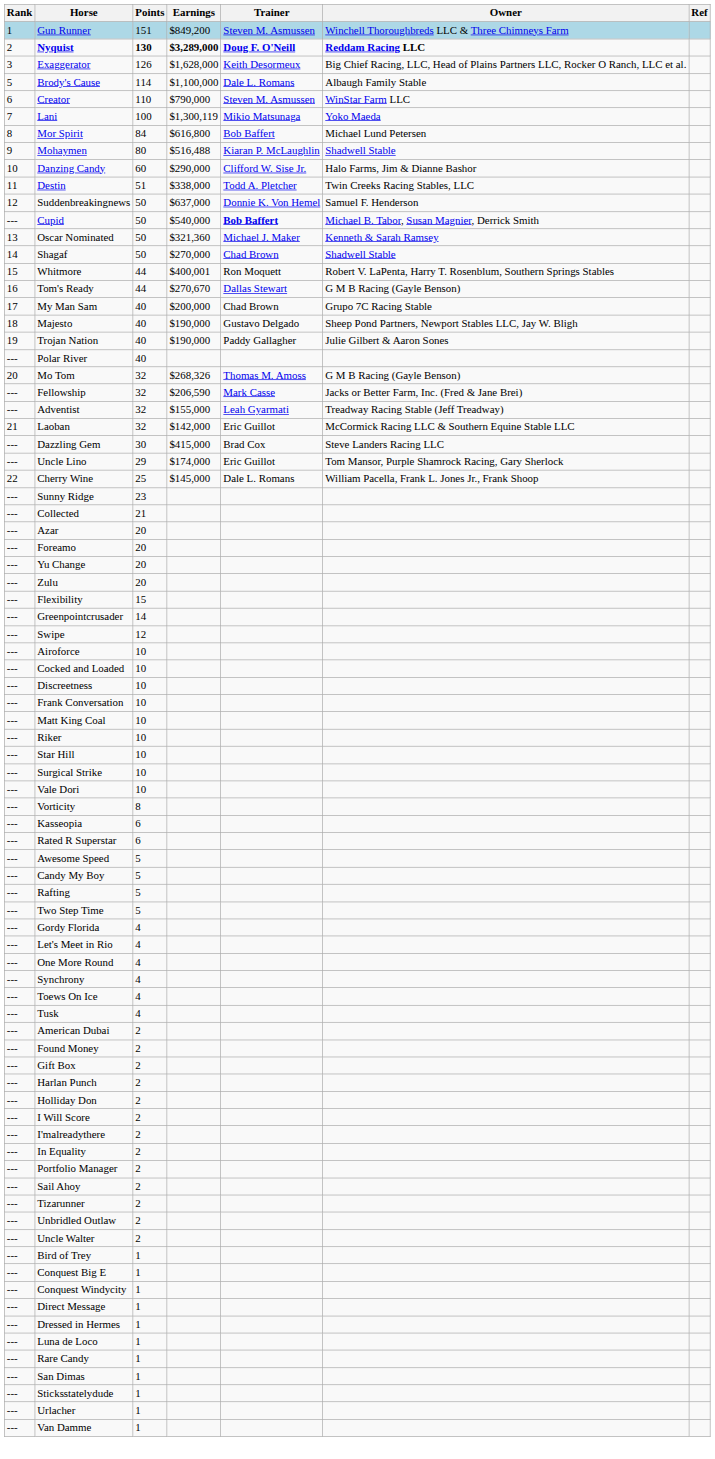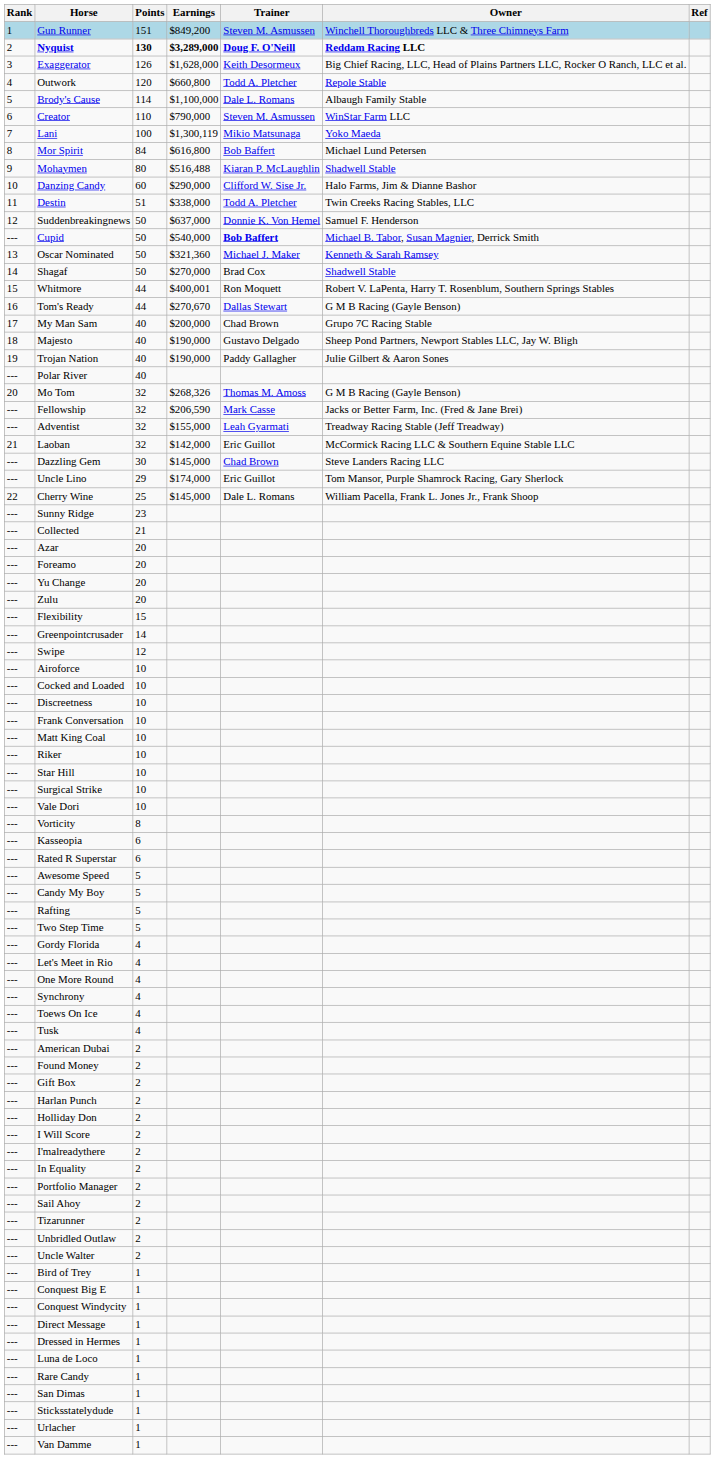+ row: (57, 82)
(251, 254) Chad Brown -> (244, 271) Brad Cox
(190, 444) $415,000 -> (190, 461) $145,000
(244, 444) Brad Cox -> (251, 461) Chad Brown
